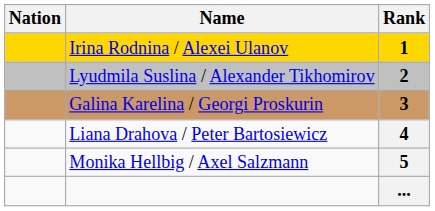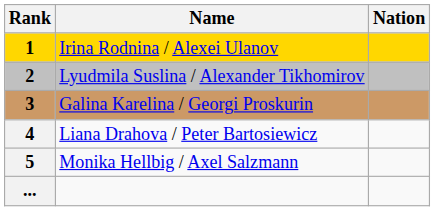columns swapped: (404, 18) <-> (35, 18)
